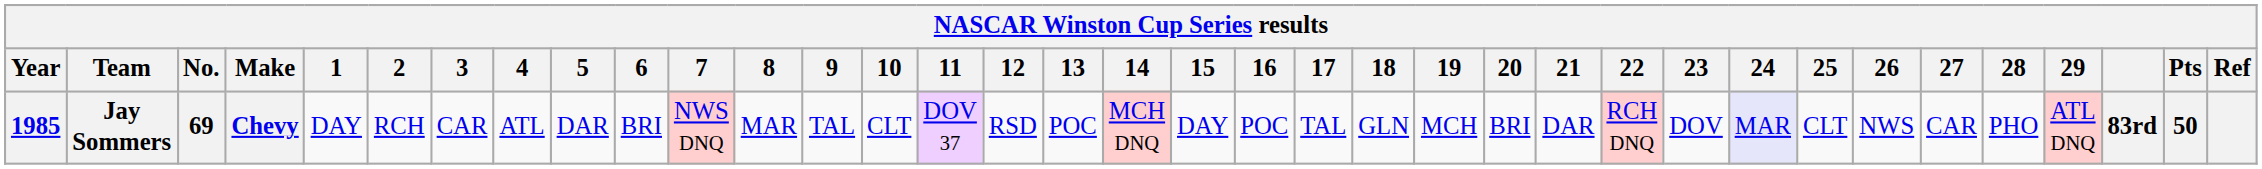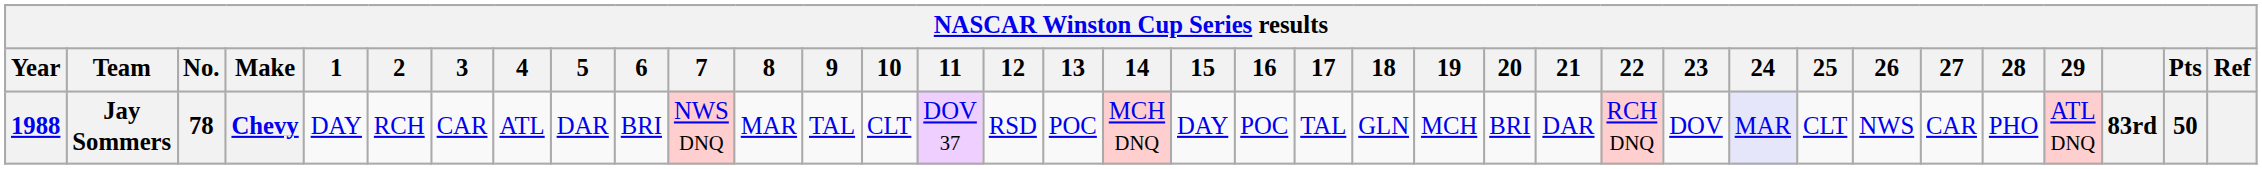(36, 126) 1985 -> (36, 126) 1988
(201, 126) 69 -> (201, 126) 78
